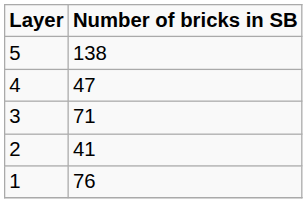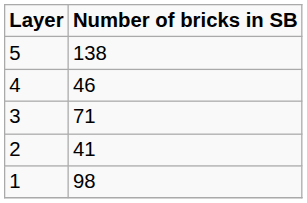(84, 85) 47 -> (84, 85) 46
(84, 181) 76 -> (84, 181) 98
